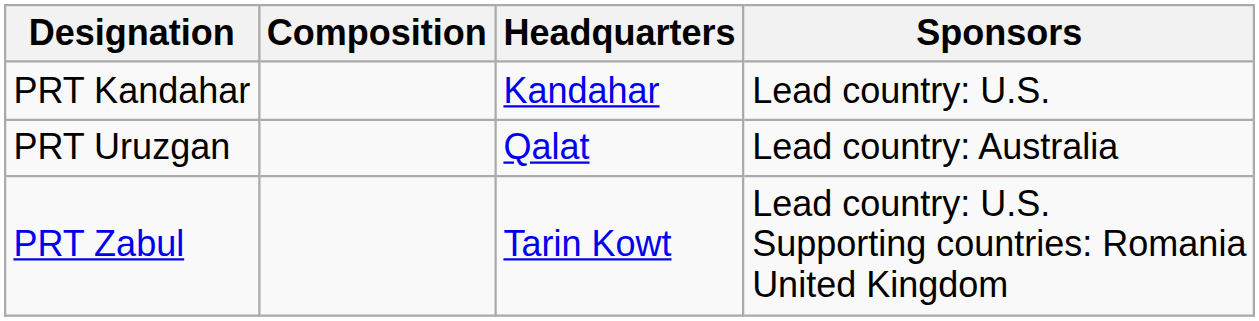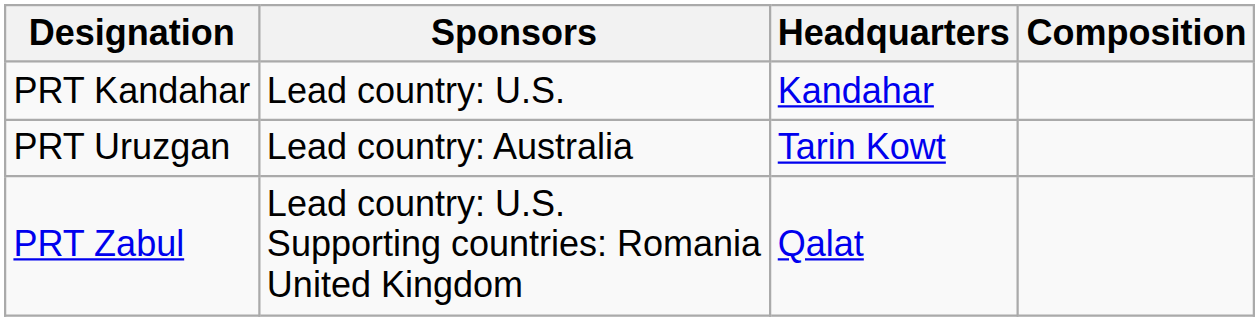columns swapped: (377, 33) <-> (999, 33)
(546, 147) Qalat -> (862, 147) Tarin Kowt
(587, 244) Tarin Kowt -> (821, 244) Qalat
